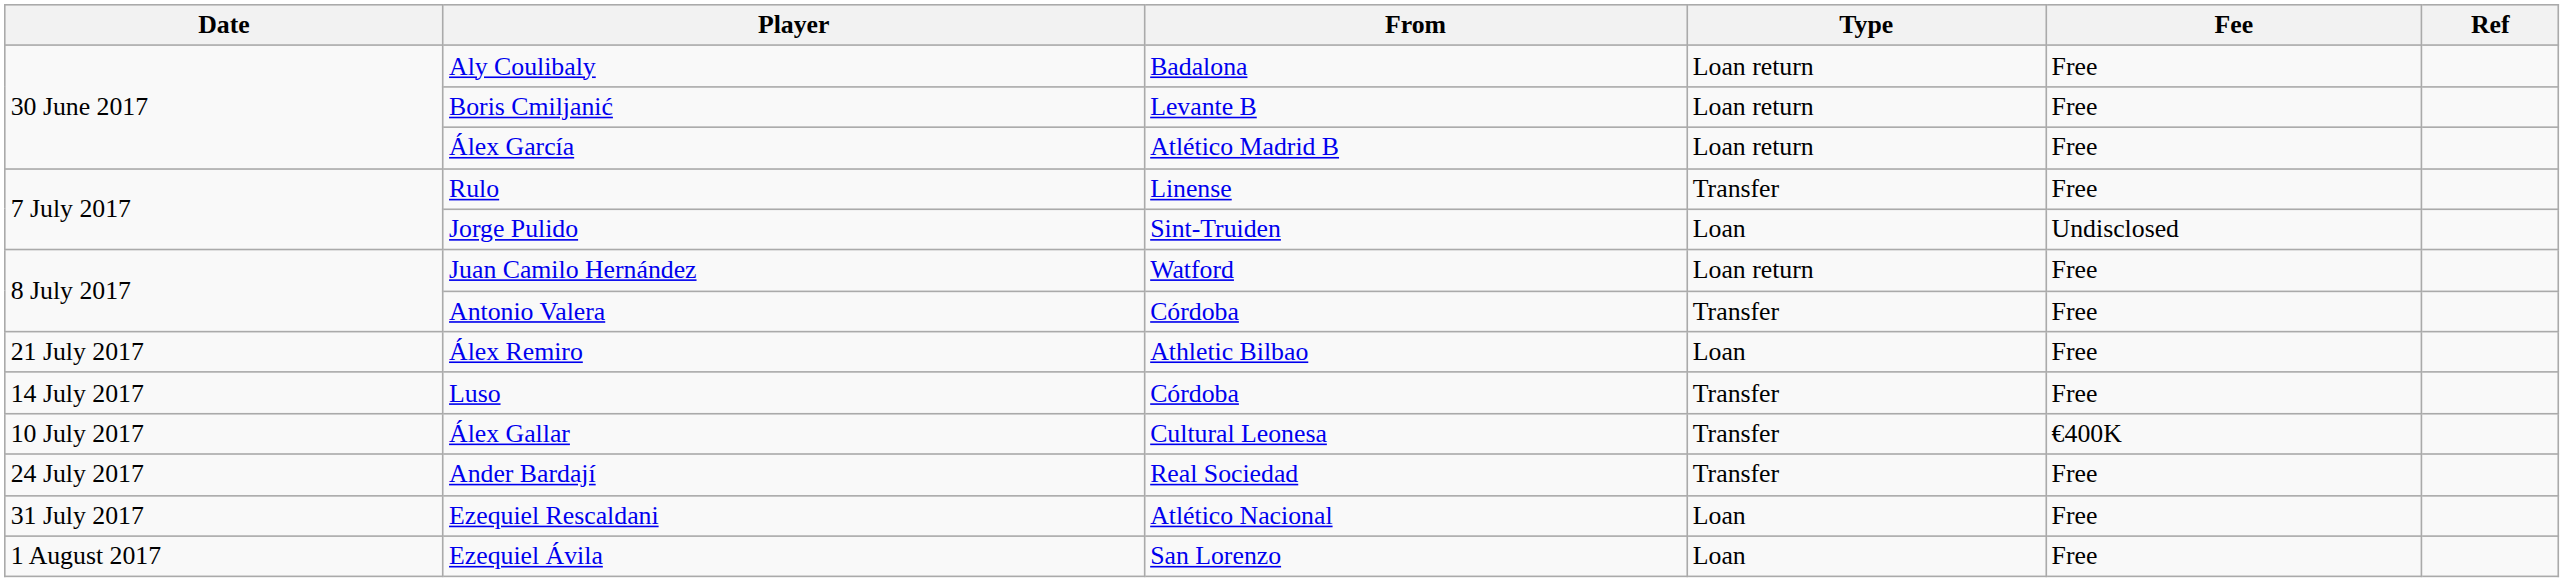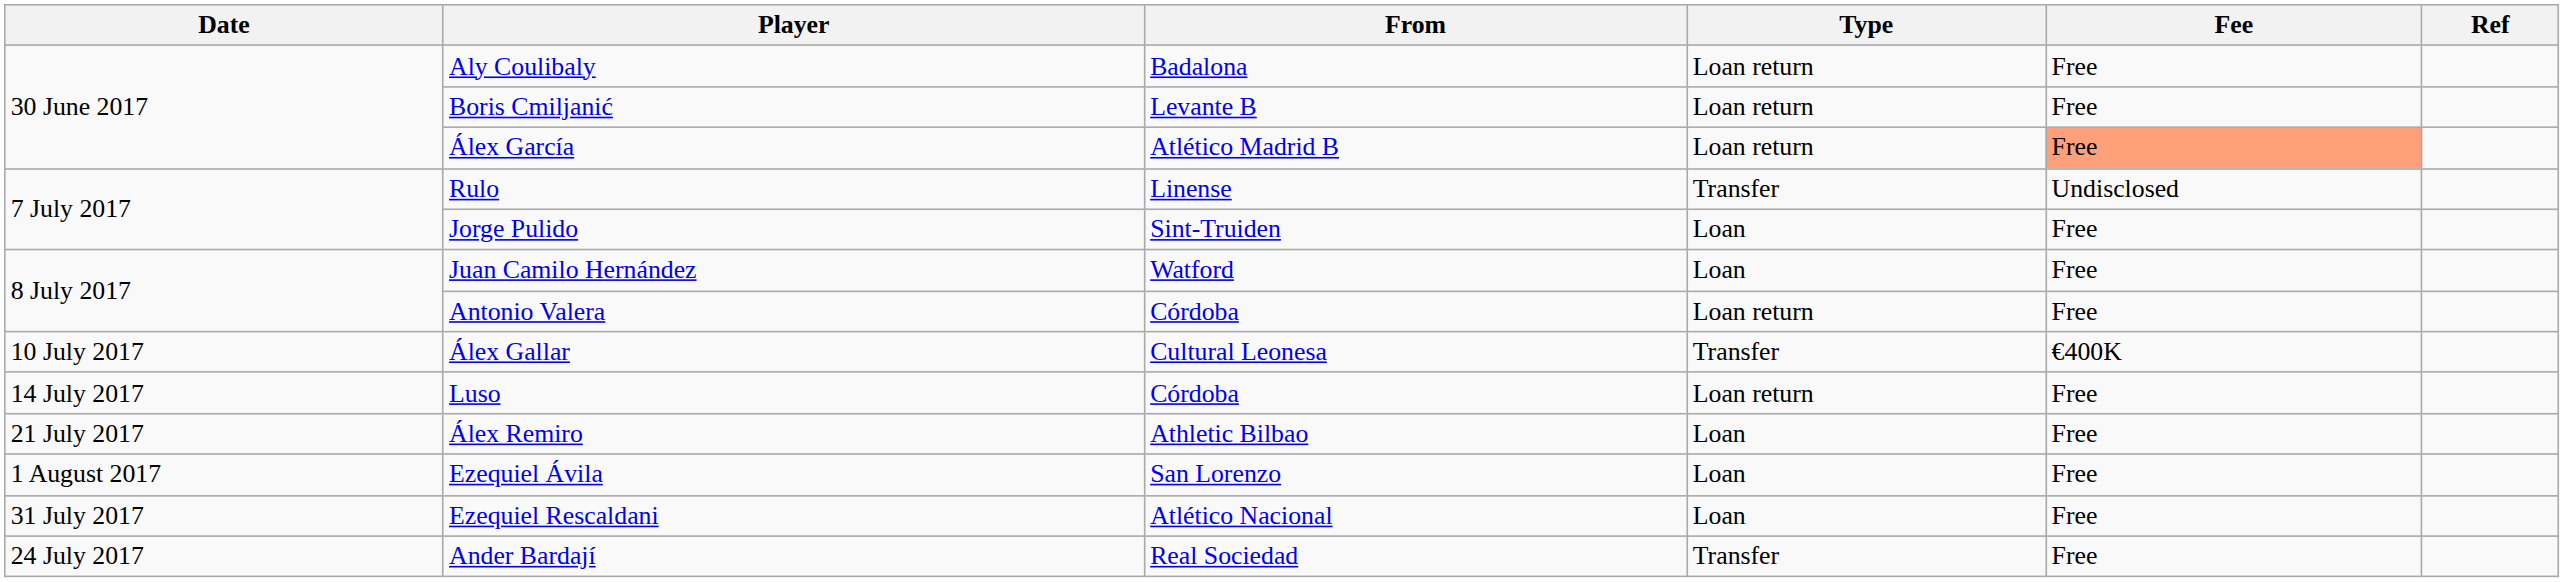(2075, 147) no background -> (2075, 147) lightsalmon background
(2075, 188) Free -> (2115, 188) Undisclosed
(2115, 229) Undisclosed -> (2075, 229) Free
(1753, 270) Loan return -> (1719, 270) Loan
(1736, 310) Transfer -> (1753, 310) Loan return
rows swapped: (509, 433) <-> (516, 351)
(1736, 392) Transfer -> (1753, 392) Loan return
rows swapped: (522, 474) <-> (526, 556)
